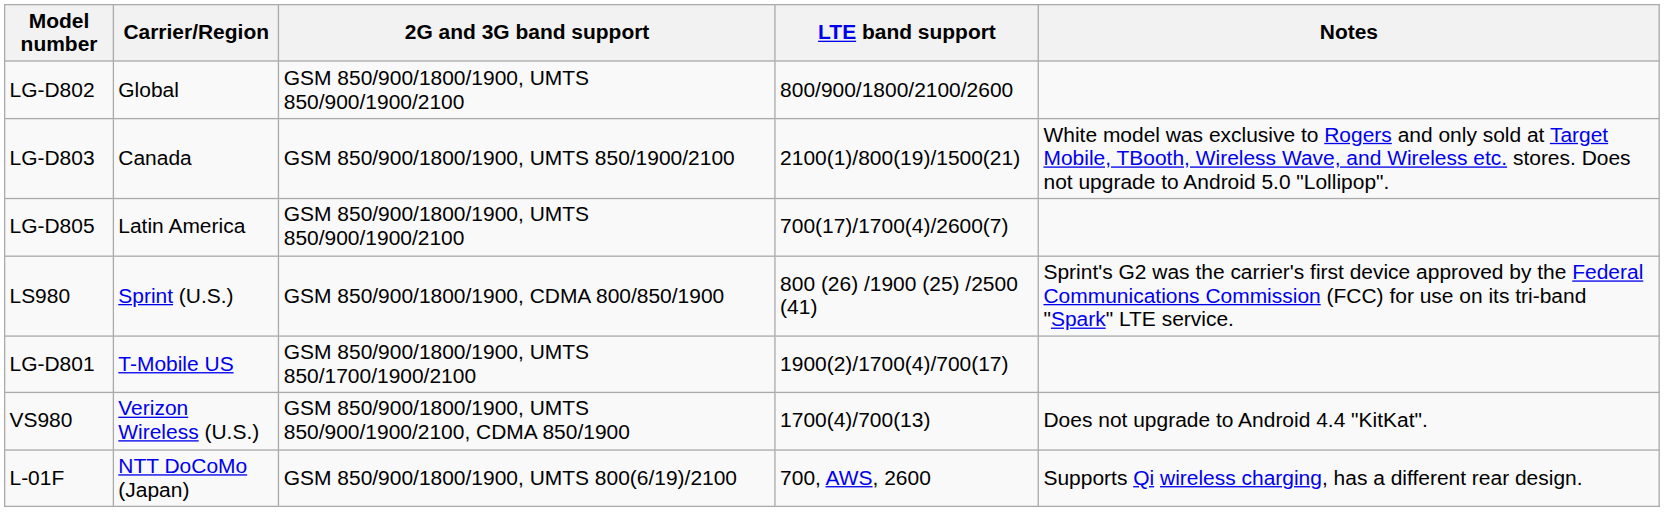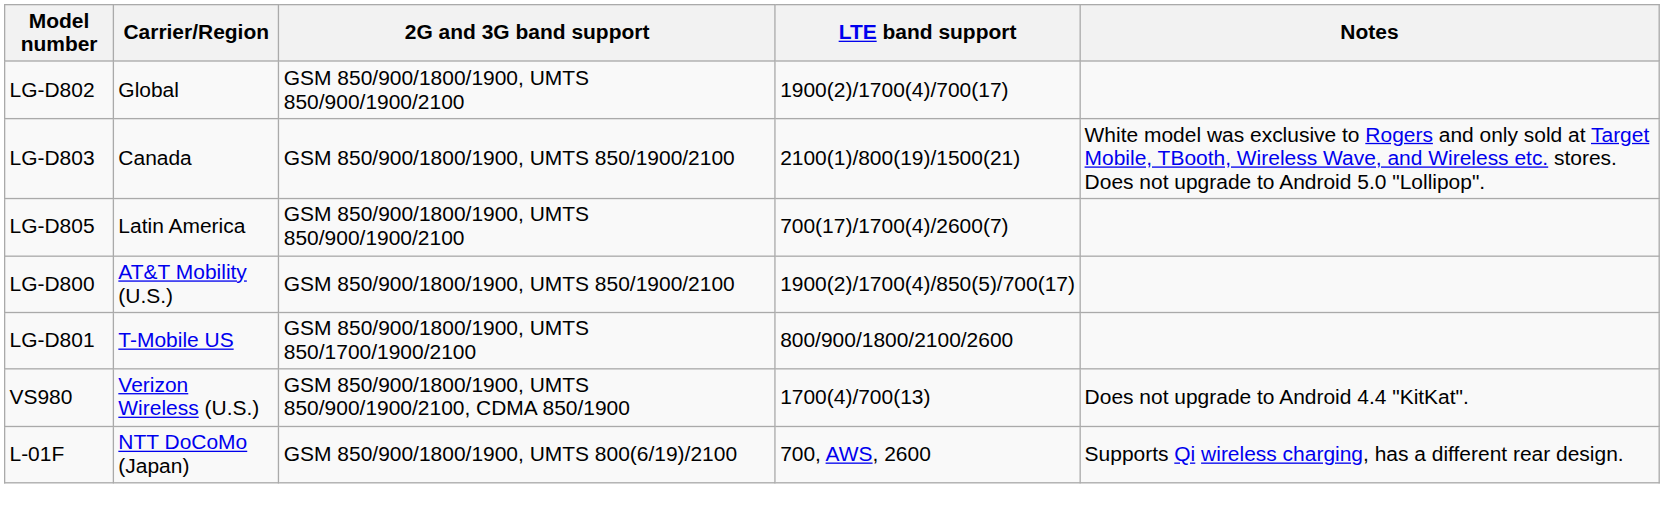(897, 89) 800/900/1800/2100/2600 -> (894, 89) 1900(2)/1700(4)/700(17)
+ row: (52, 283)
- row: (40, 295)
(894, 364) 1900(2)/1700(4)/700(17) -> (897, 340) 800/900/1800/2100/2600
